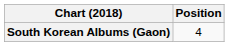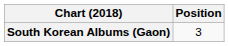(199, 32) 4 -> (199, 32) 3
